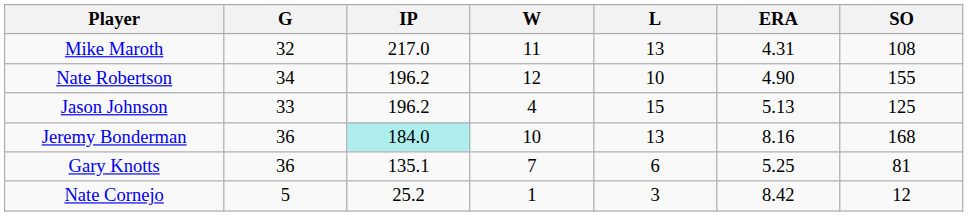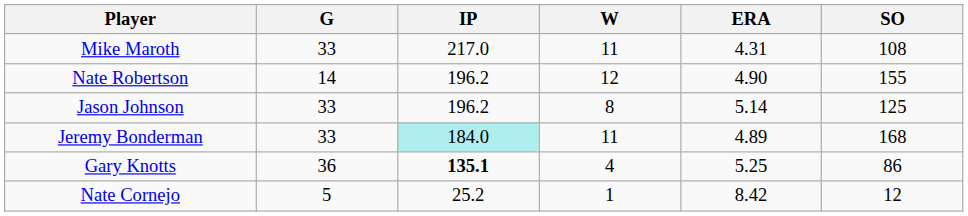- column: (655, 19)
(285, 48) 32 -> (327, 48) 33
(285, 78) 34 -> (327, 78) 14
(532, 107) 4 -> (610, 107) 8
(778, 107) 5.13 -> (751, 107) 5.14
(285, 136) 36 -> (327, 136) 33
(532, 136) 10 -> (610, 136) 11
(778, 136) 8.16 -> (751, 136) 4.89
(409, 166) normal -> (468, 166) bold
(532, 166) 7 -> (610, 166) 4
(902, 166) 81 -> (893, 166) 86
